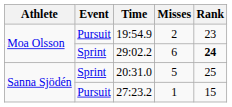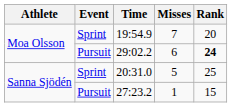(94, 34) Pursuit -> (92, 34) Sprint
(174, 34) 2 -> (174, 34) 7
(210, 34) 23 -> (210, 34) 20
(92, 53) Sprint -> (94, 53) Pursuit
